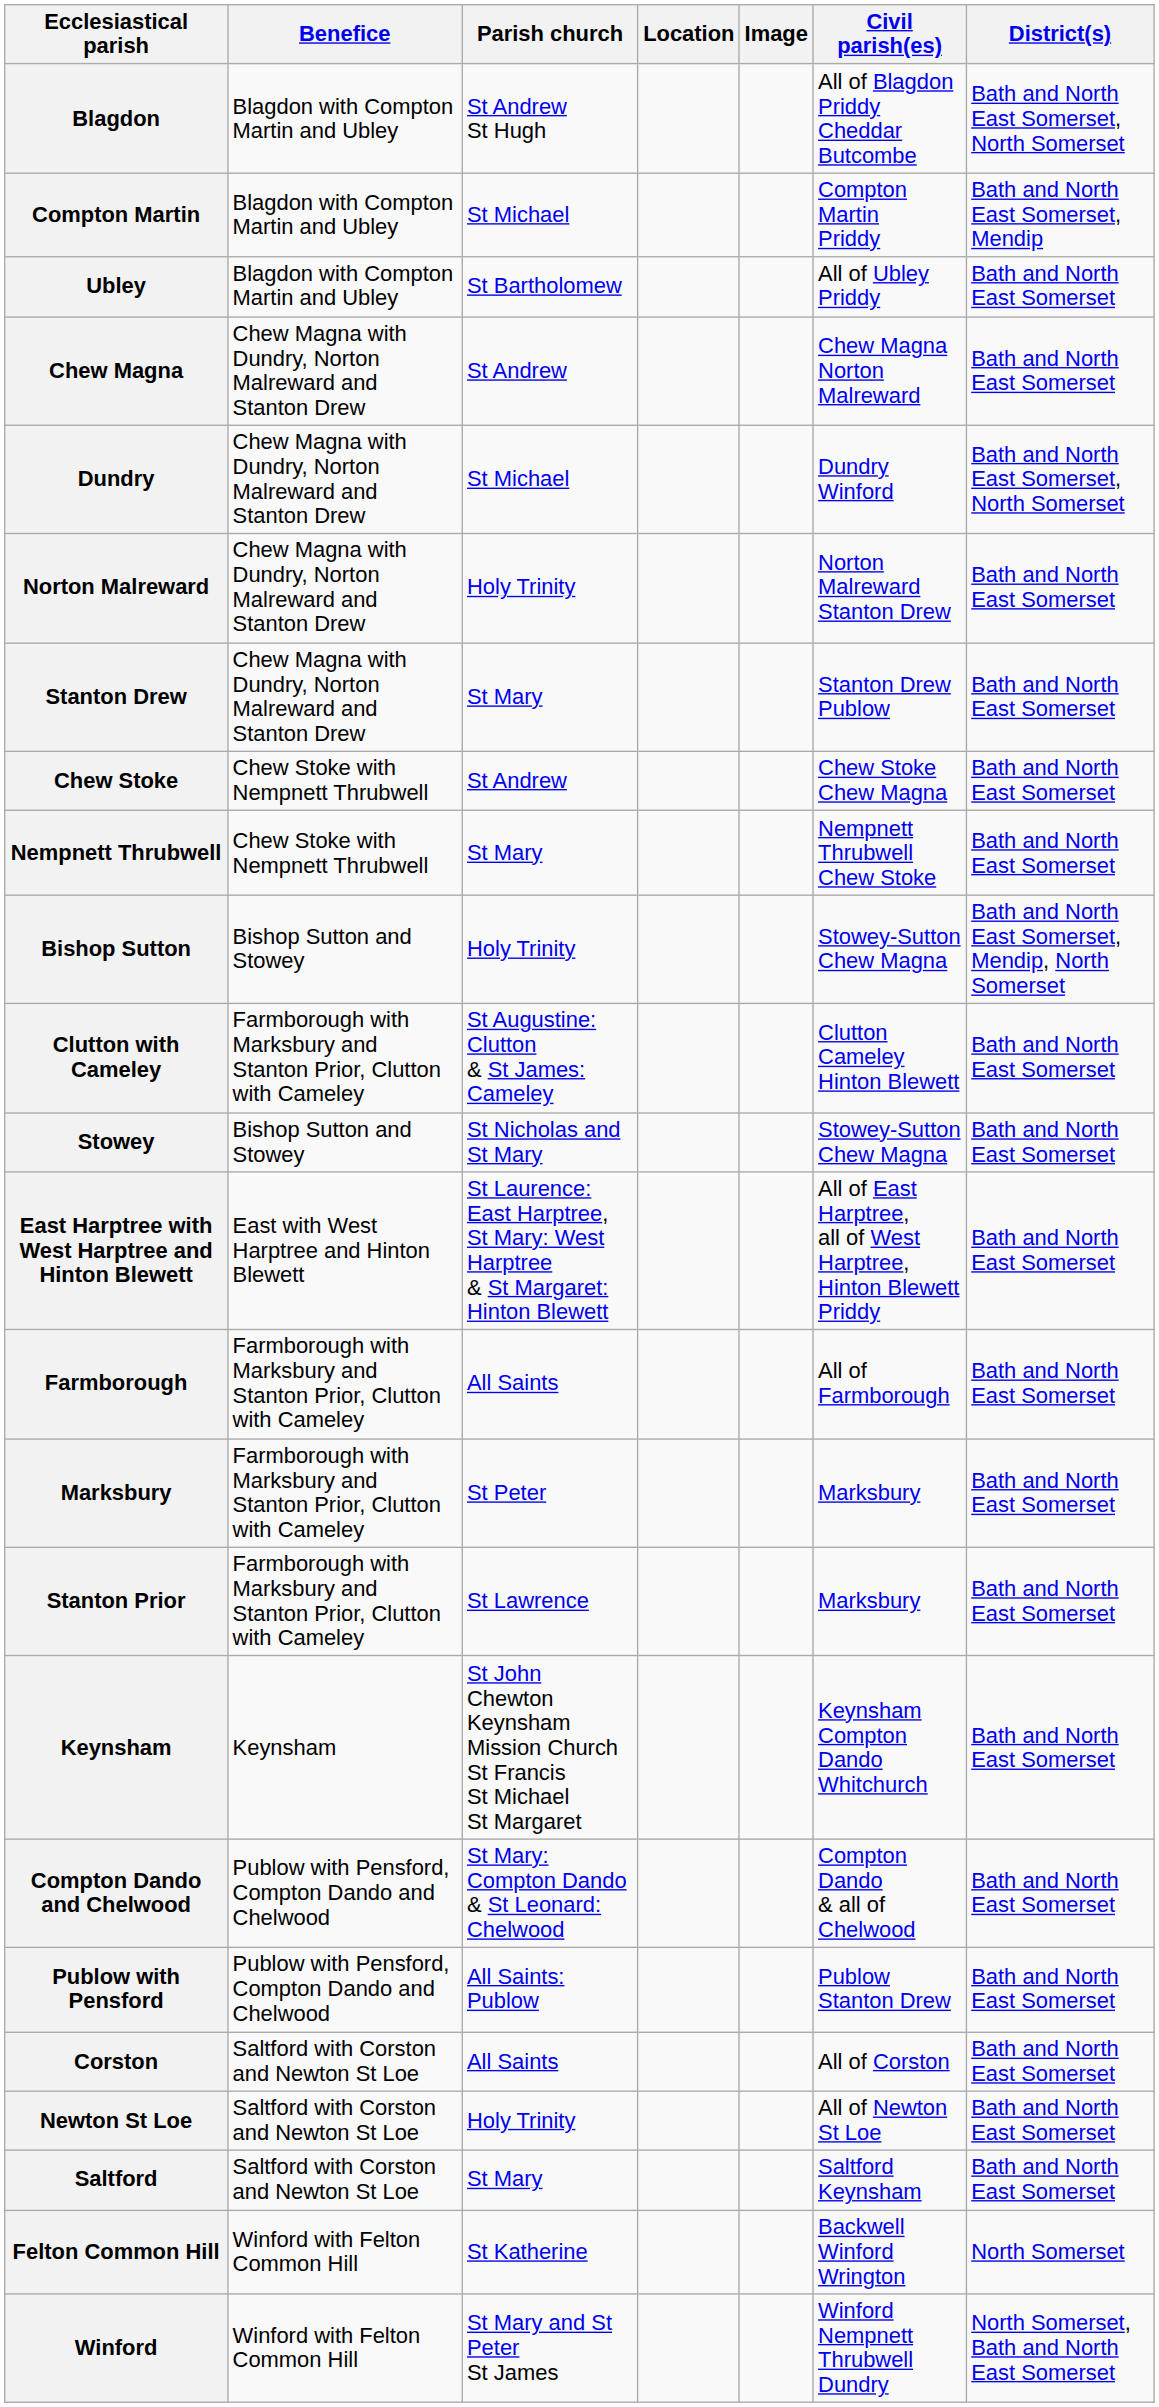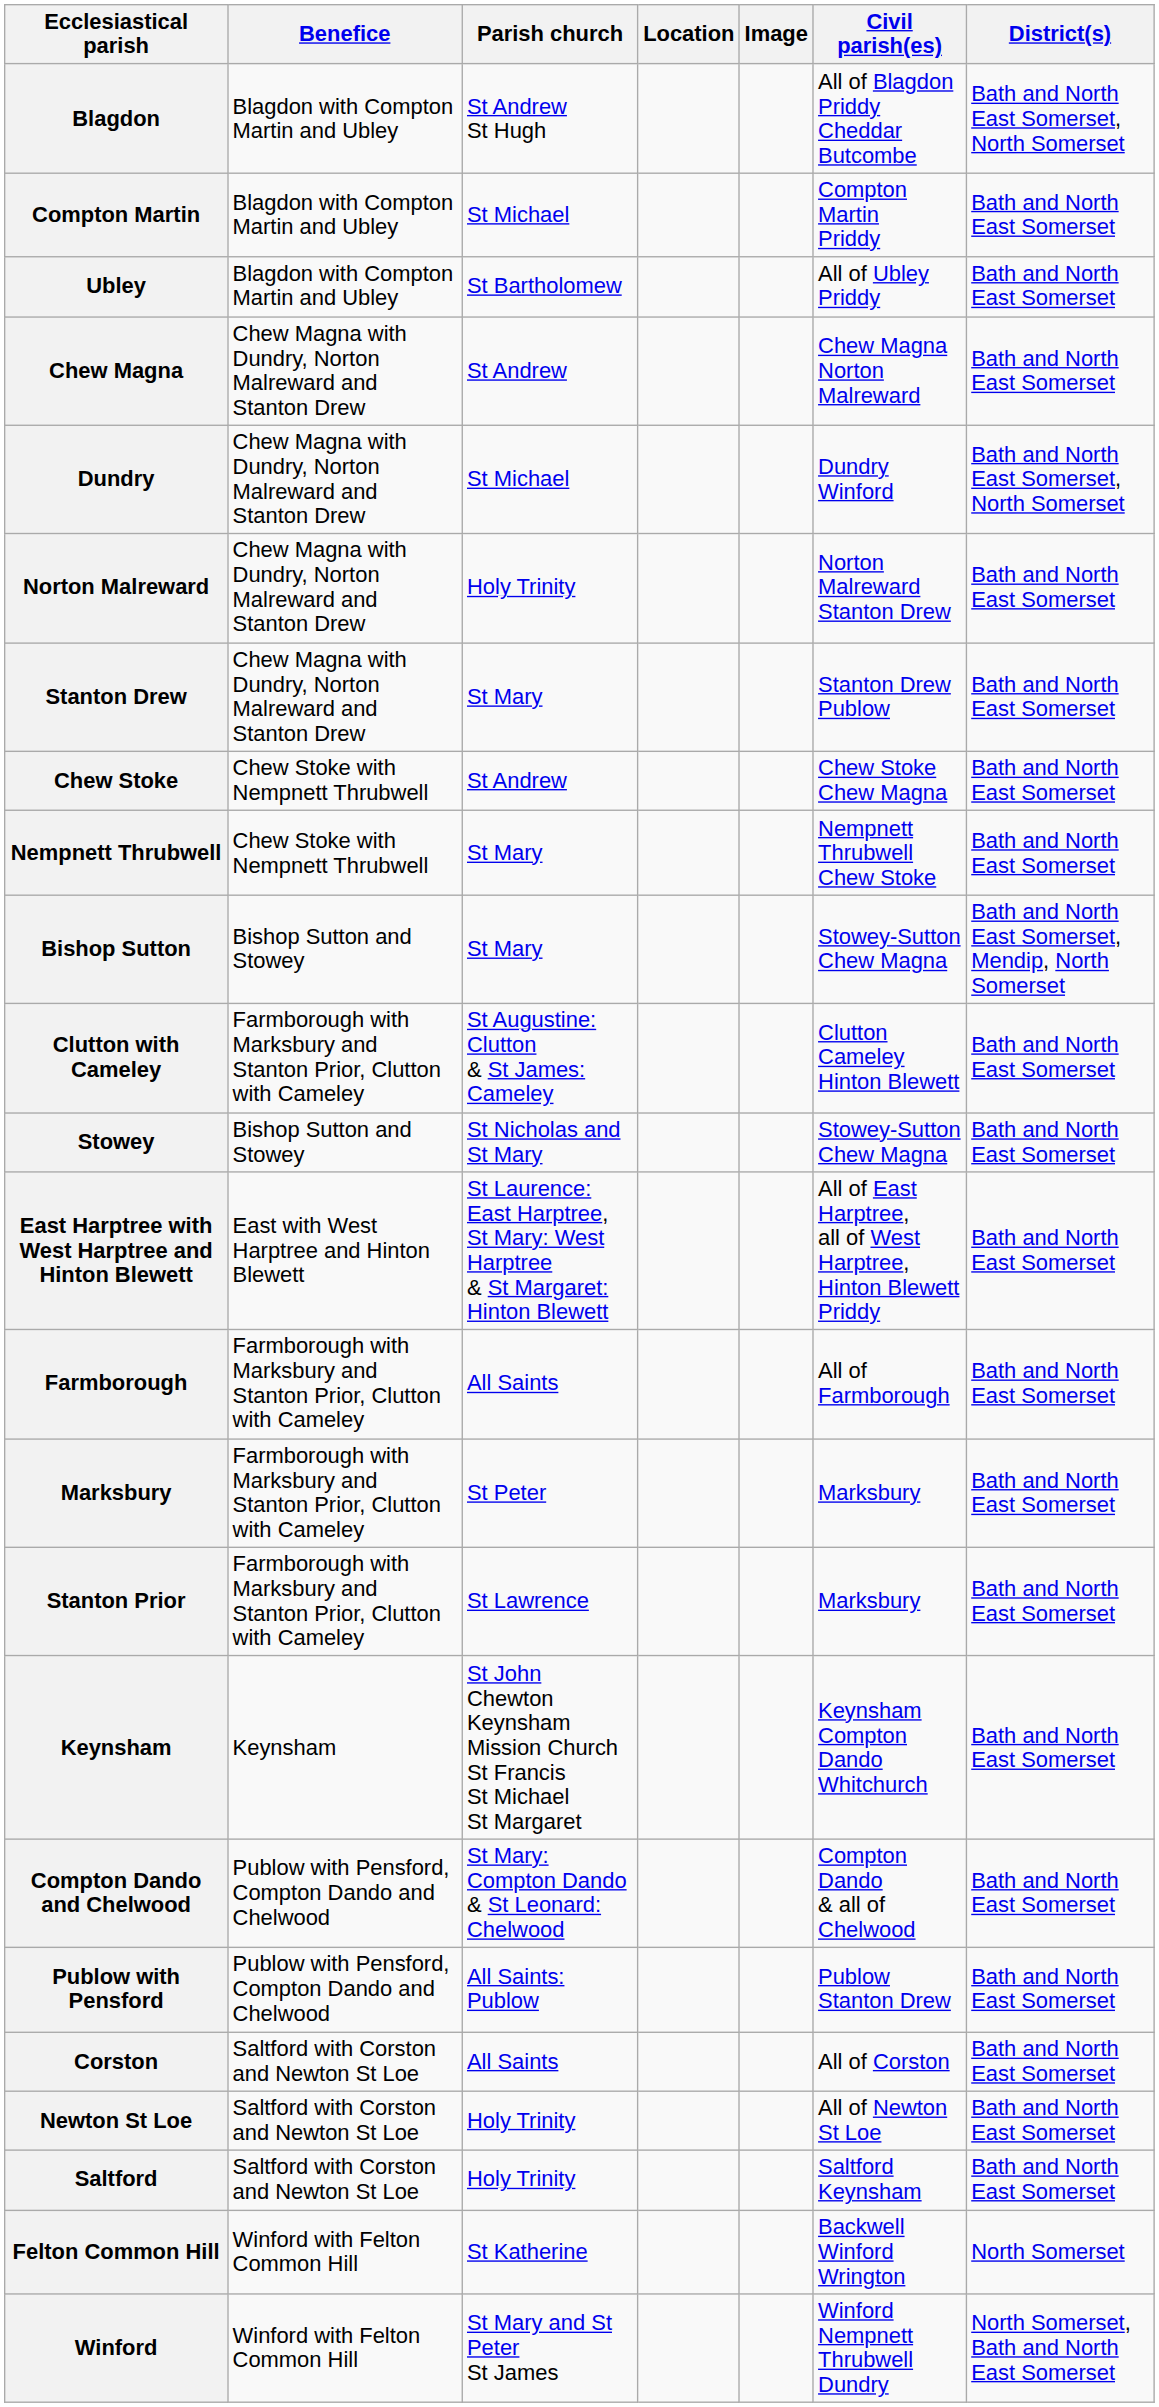(1046, 214) Bath and North East Somerset, Mendip -> (1045, 214) Bath and North East Somerset
(521, 949) Holy Trinity -> (505, 949) St Mary
(505, 2179) St Mary -> (521, 2179) Holy Trinity
